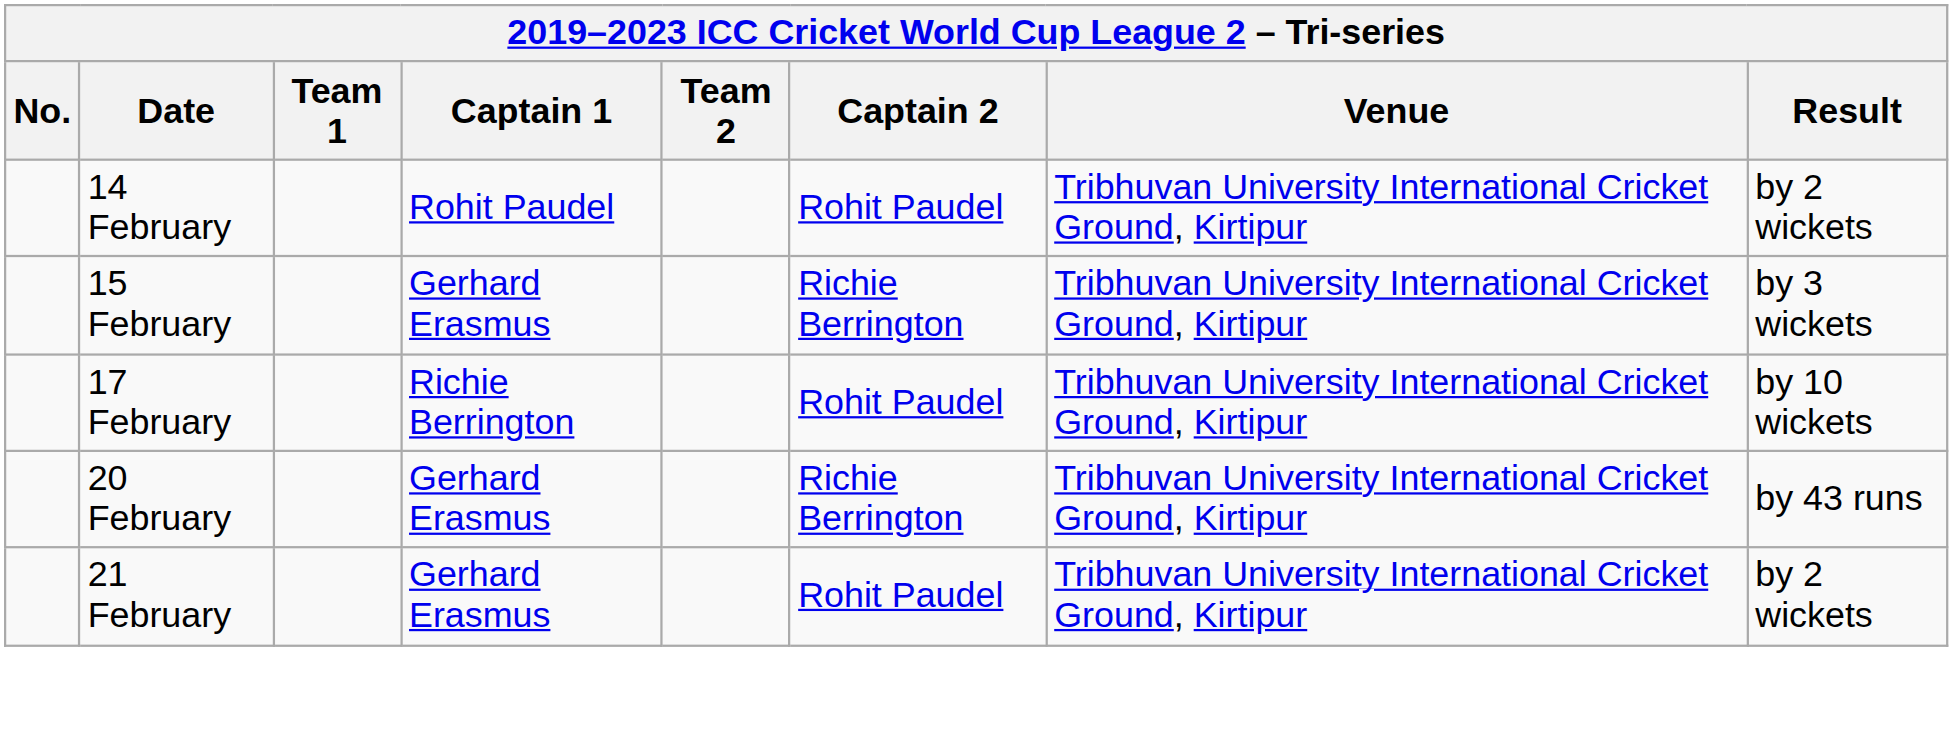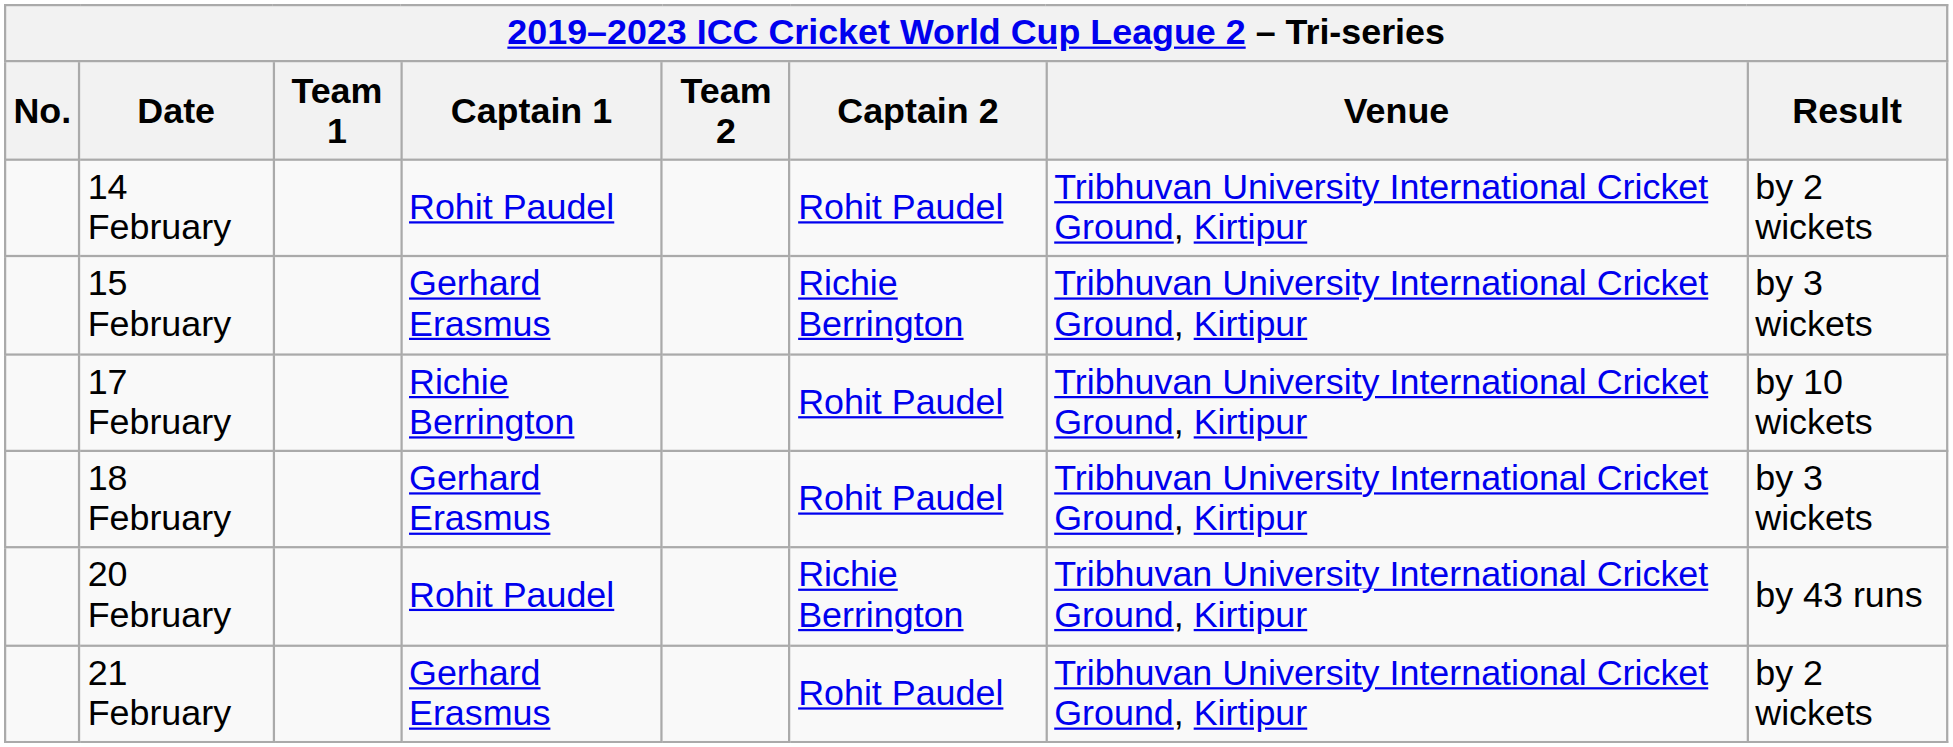+ row: (159, 498)
(480, 498) Gerhard Erasmus -> (512, 595) Rohit Paudel
